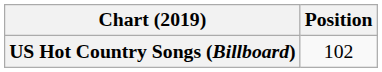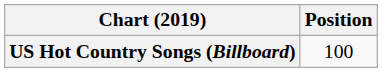(339, 51) 102 -> (339, 51) 100
